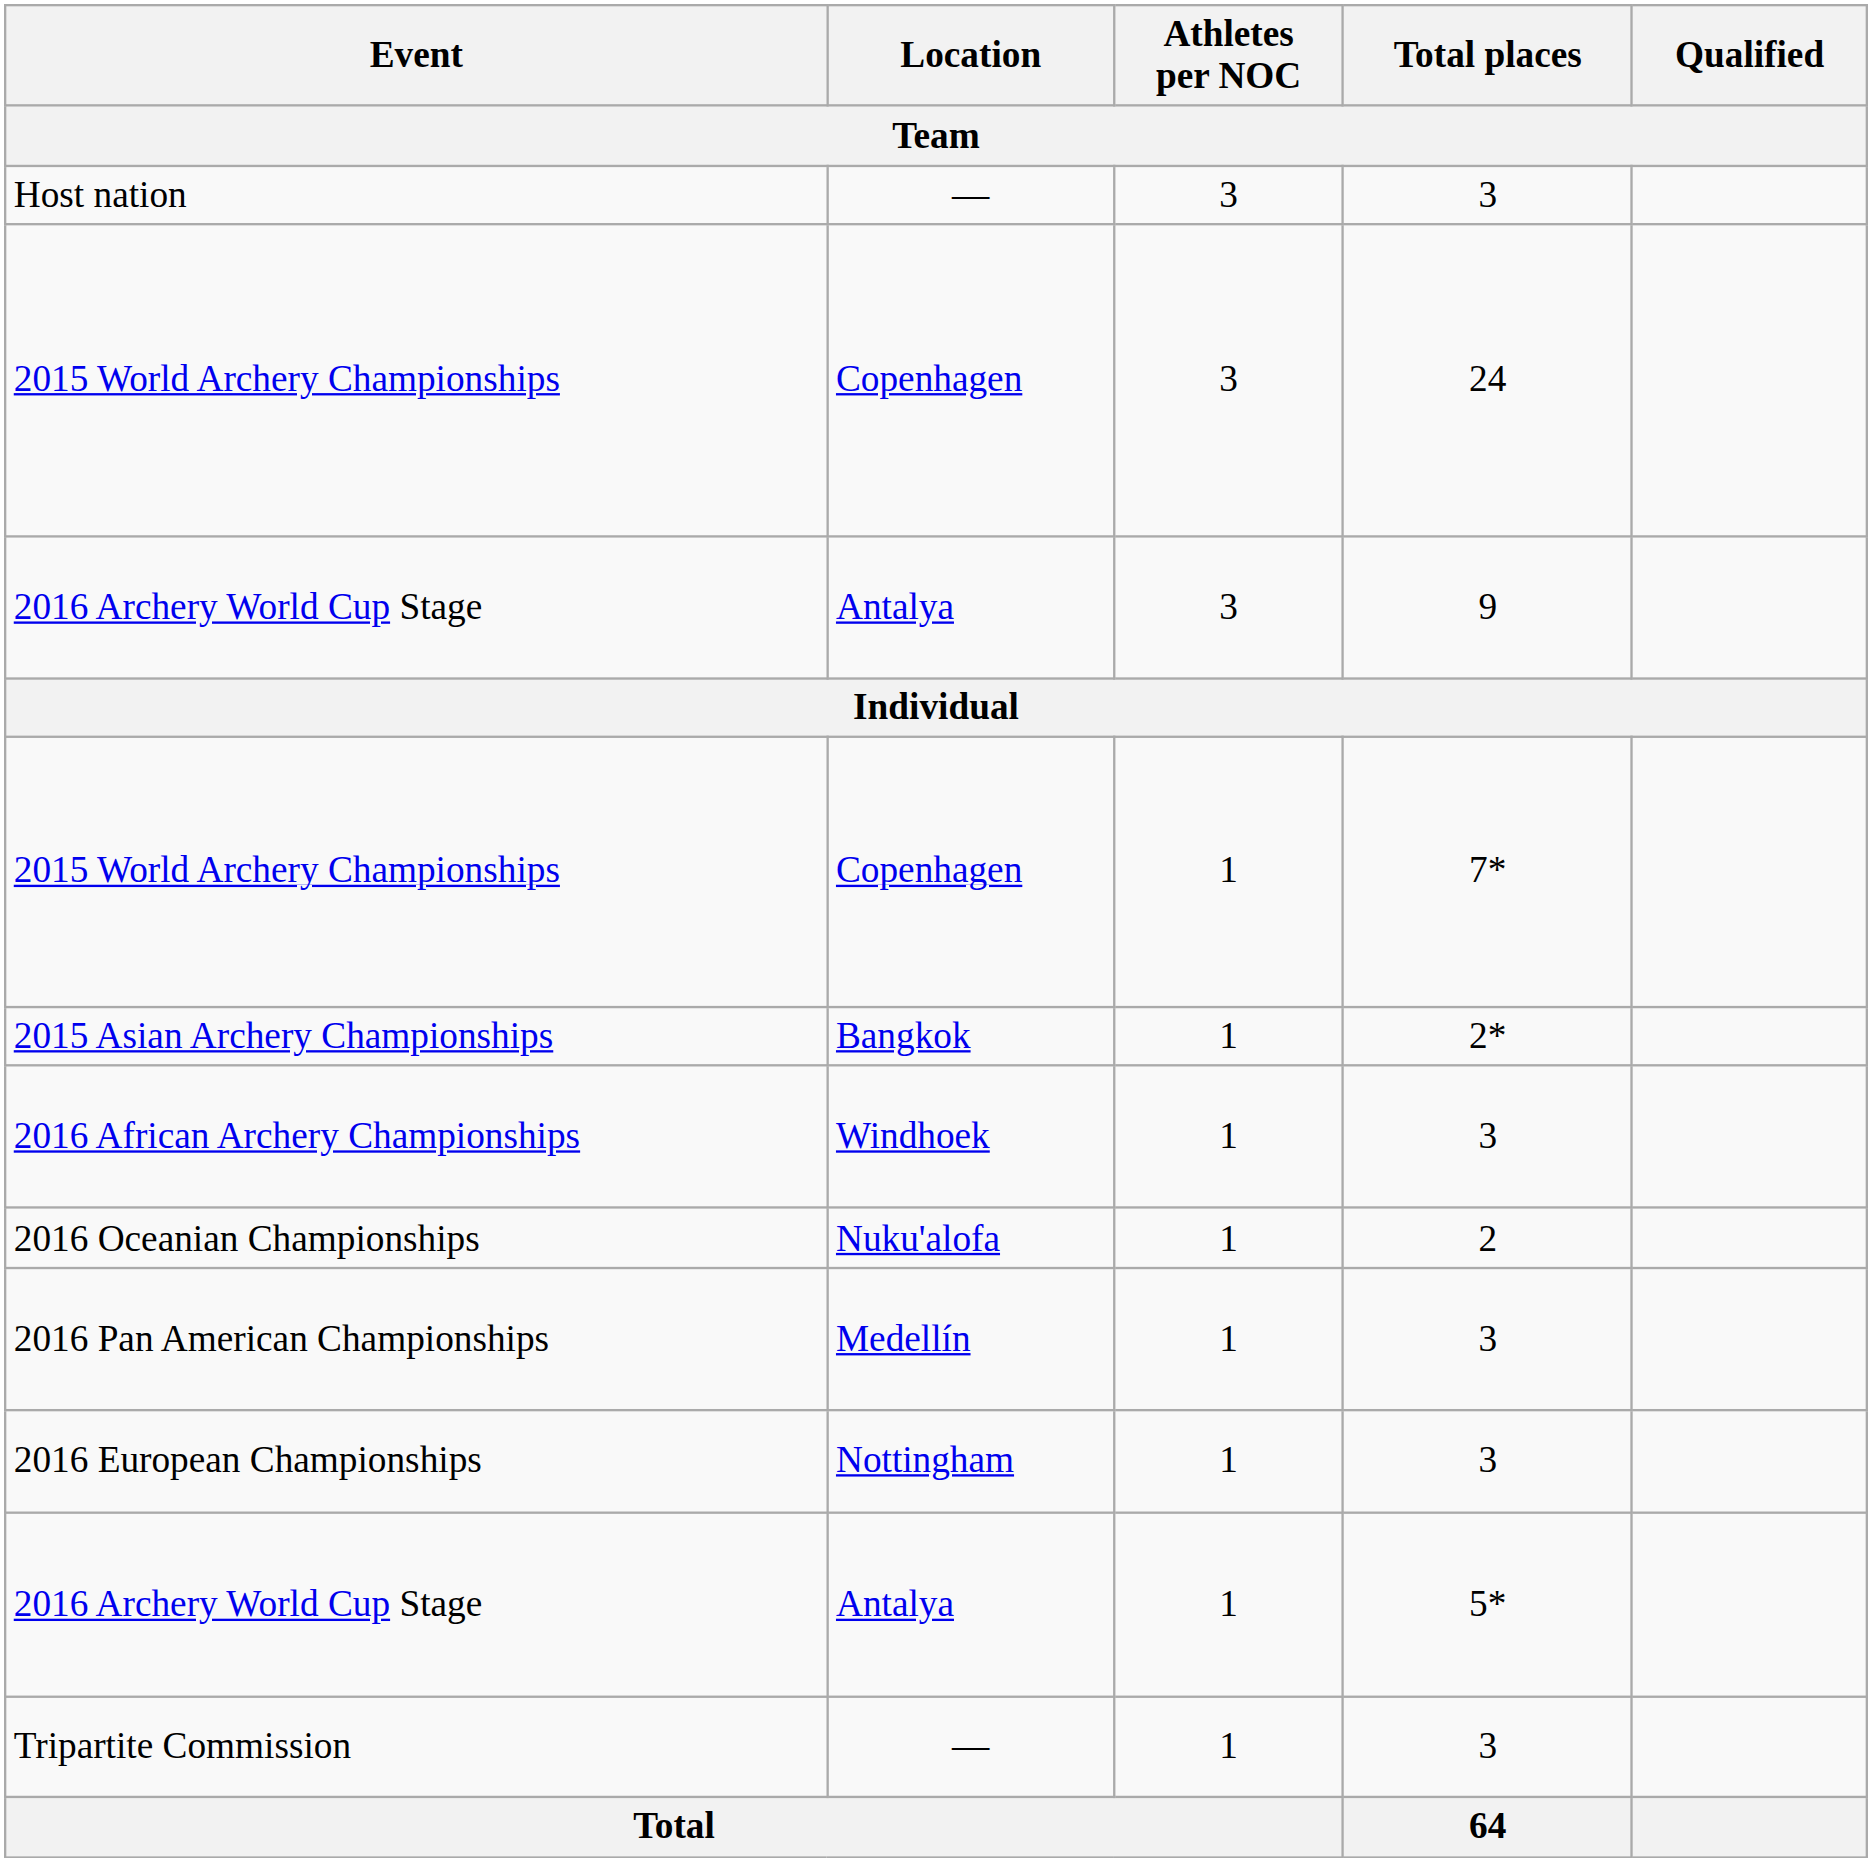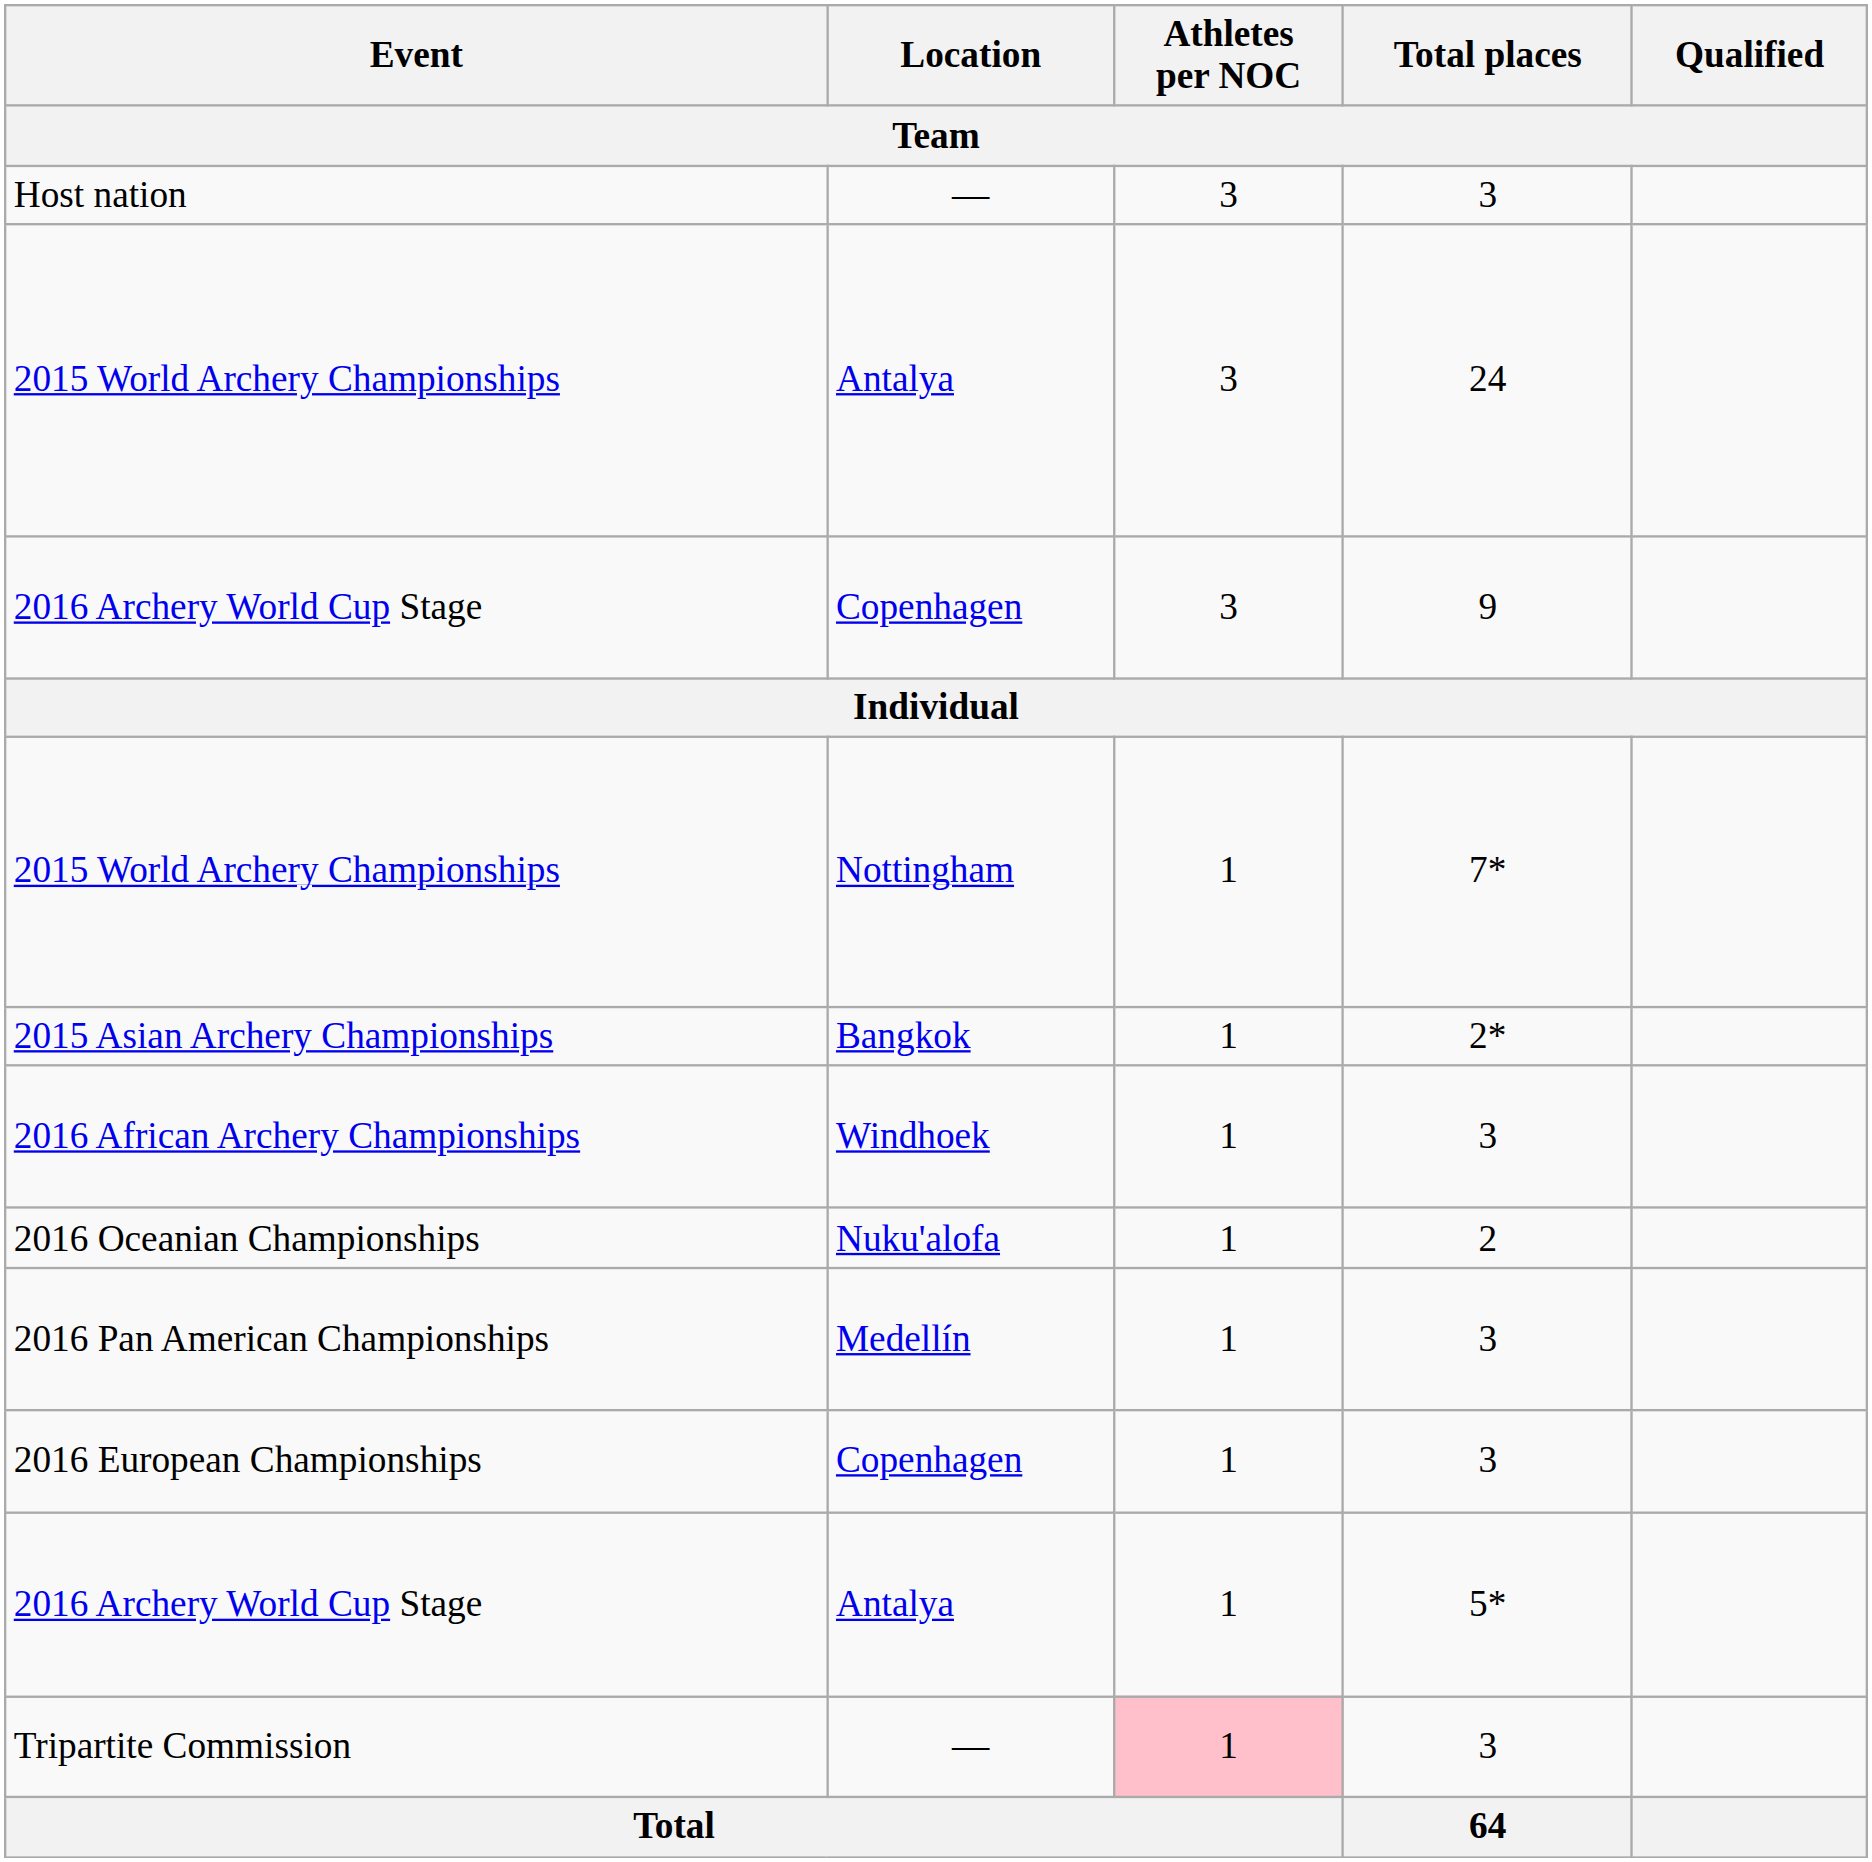(929, 379) Copenhagen -> (895, 379) Antalya
(895, 606) Antalya -> (929, 606) Copenhagen
(929, 871) Copenhagen -> (925, 871) Nottingham
(925, 1460) Nottingham -> (929, 1460) Copenhagen
(1229, 1746) no background -> (1229, 1746) pink background
